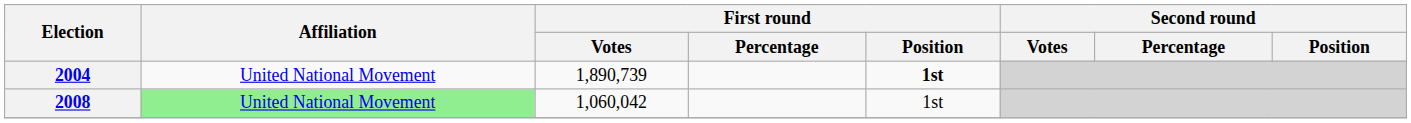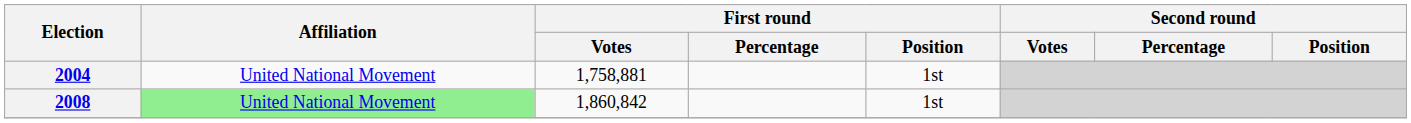(611, 74) 1,890,739 -> (611, 74) 1,758,881
(933, 74) bold -> (933, 74) normal
(611, 103) 1,060,042 -> (611, 103) 1,860,842
